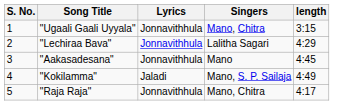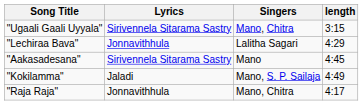- column: (21, 12)
(171, 28) Jonnavithhula -> (169, 28) Sirivennela Sitarama Sastry
(171, 60) Jonnavithhula -> (169, 60) Sirivennela Sitarama Sastry
